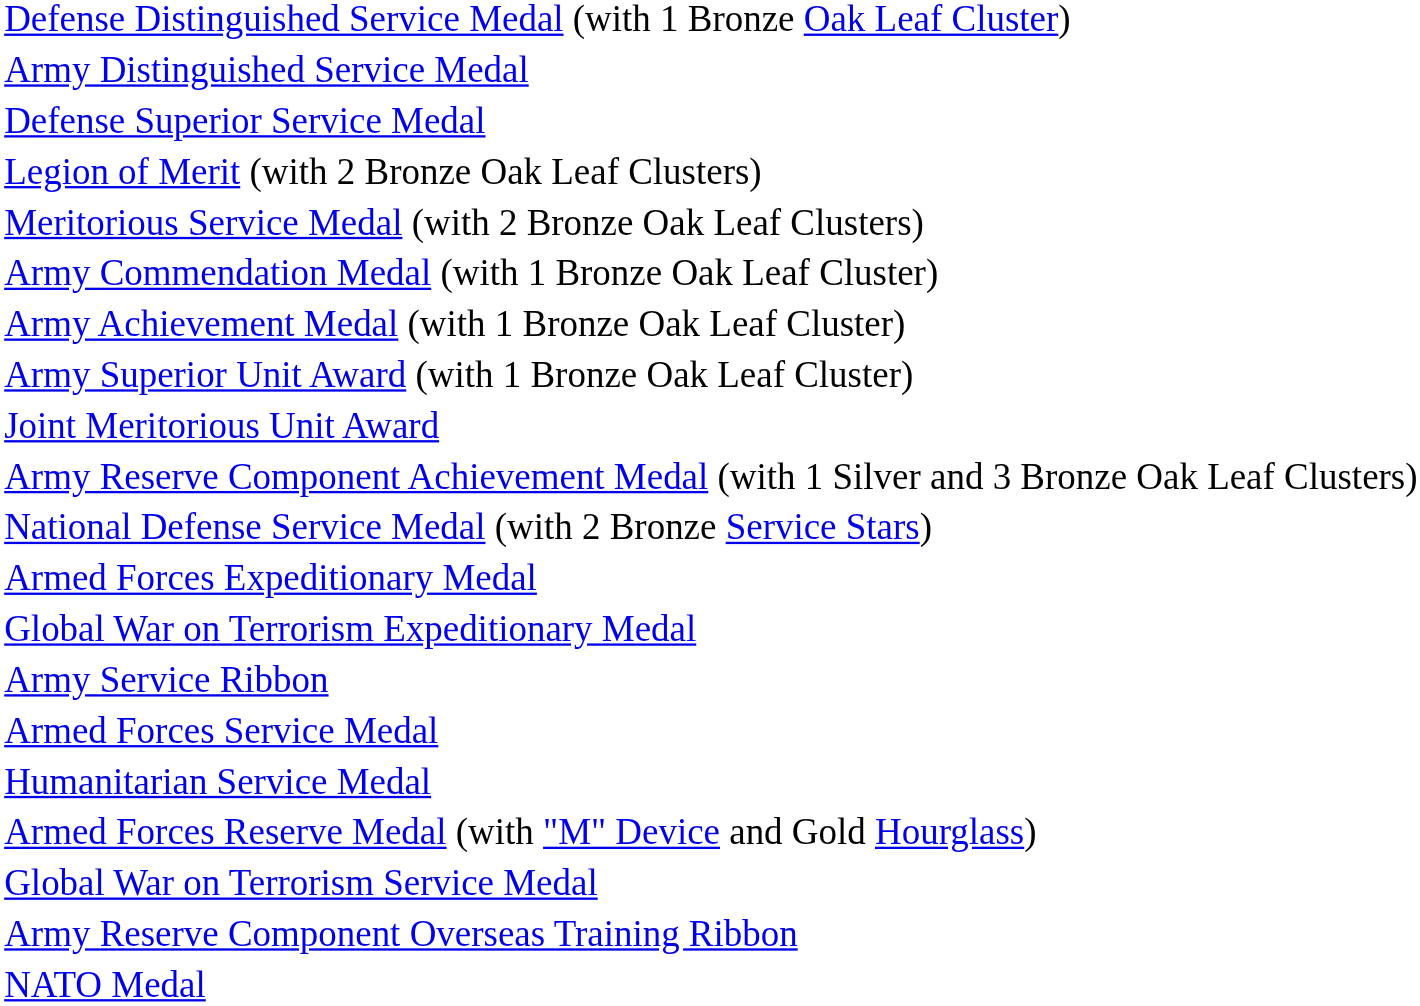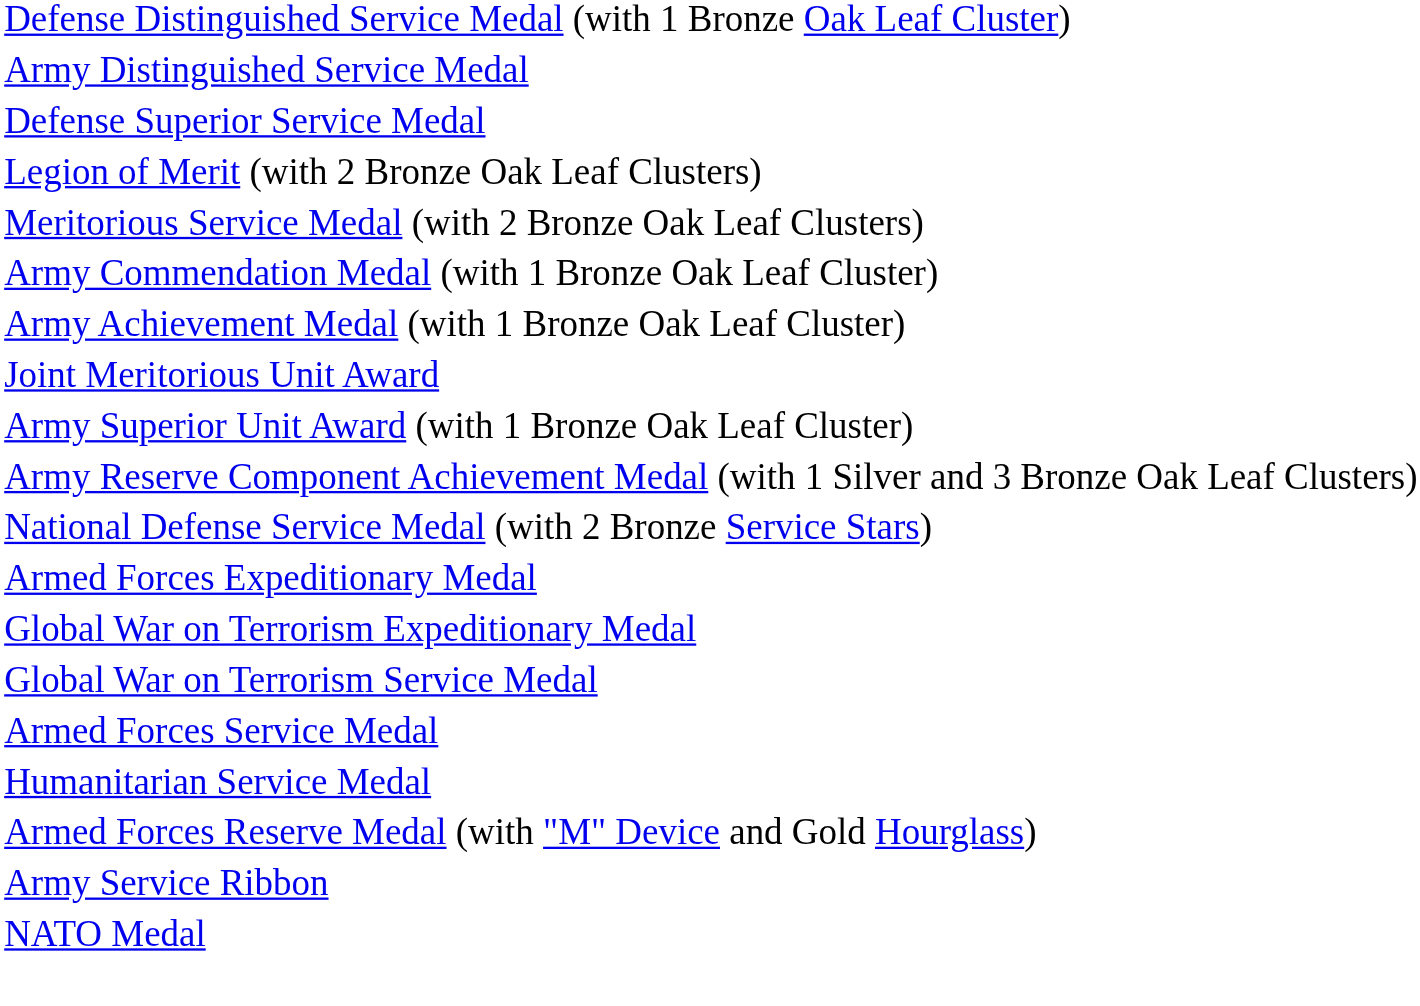rows swapped: (222, 425) <-> (459, 374)
rows swapped: (301, 883) <-> (166, 679)
- row: (401, 933)
